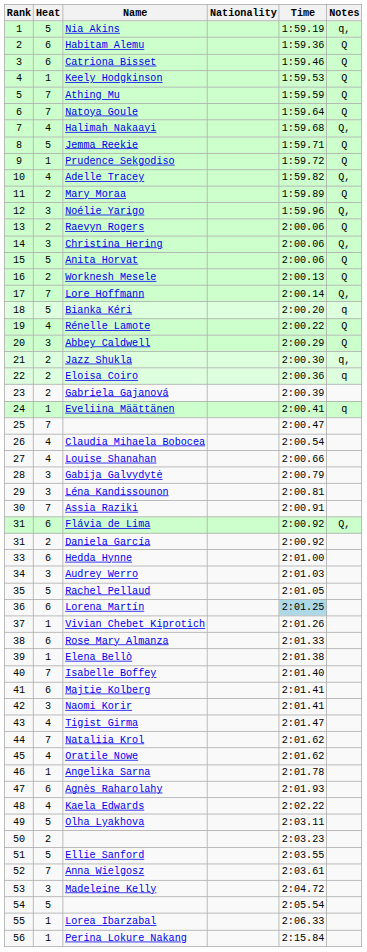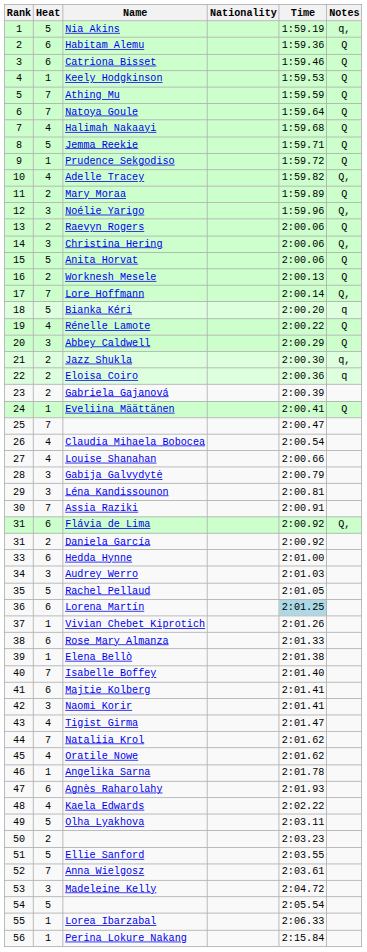(344, 128) Q, -> (344, 128) Q
(344, 409) q -> (344, 409) Q
